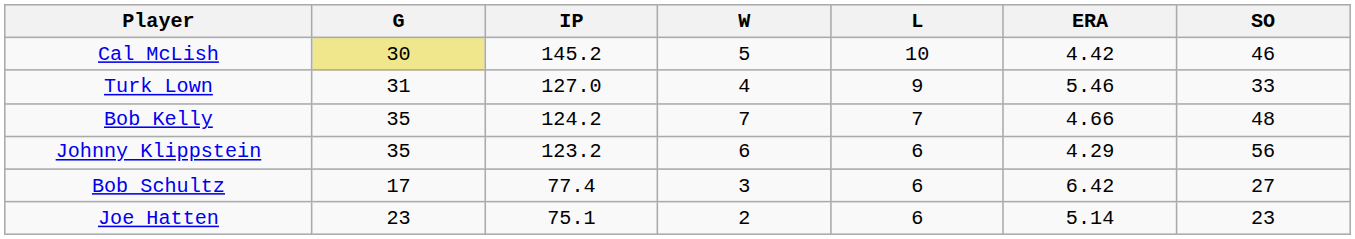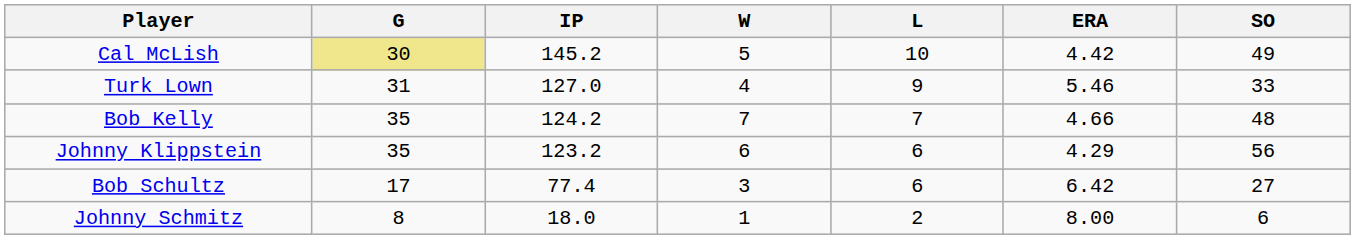(1263, 54) 46 -> (1263, 54) 49
- row: (158, 218)
+ row: (158, 218)
